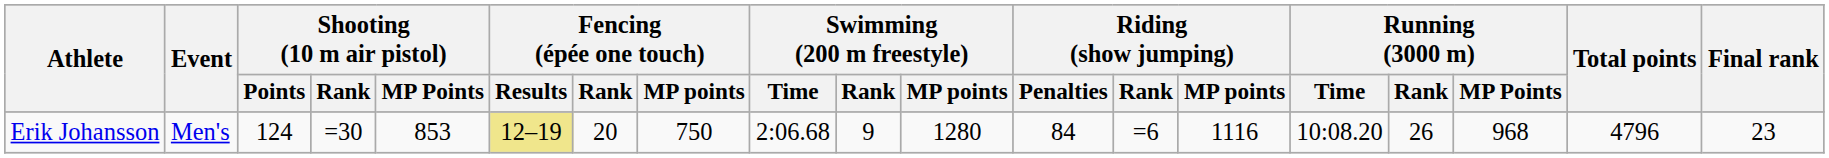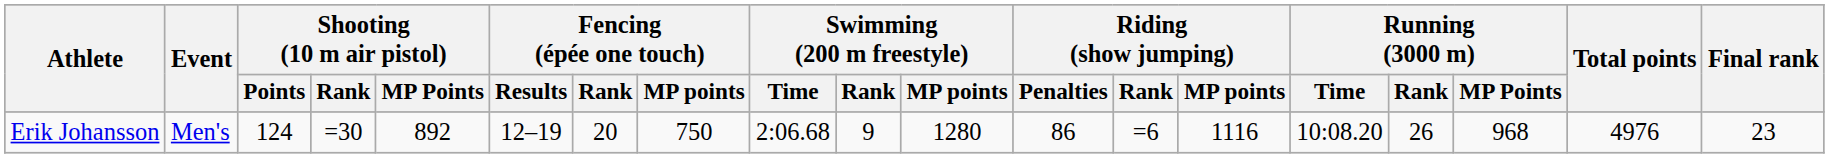(433, 132) 853 -> (433, 132) 892
(531, 132) khaki background -> (531, 132) no background
(1063, 132) 84 -> (1063, 132) 86
(1635, 132) 4796 -> (1635, 132) 4976
